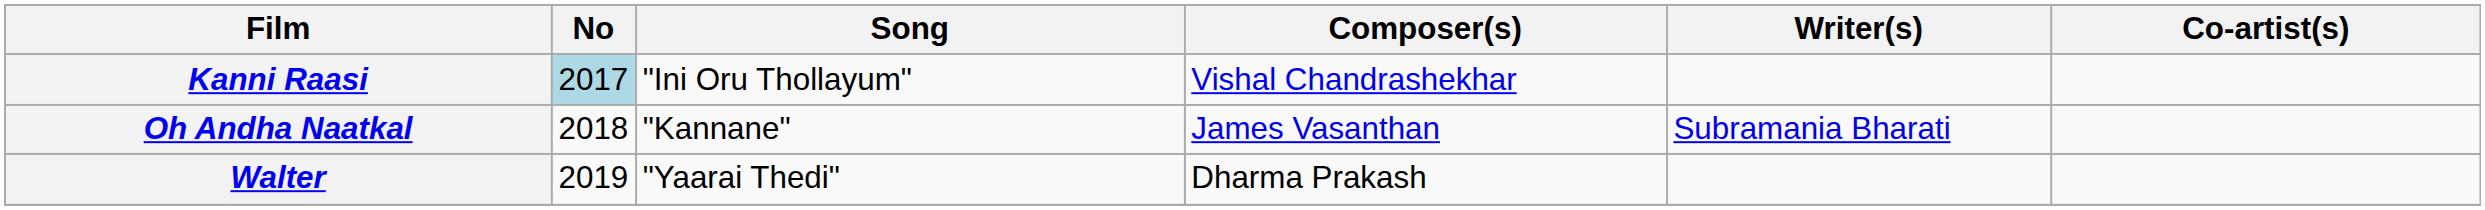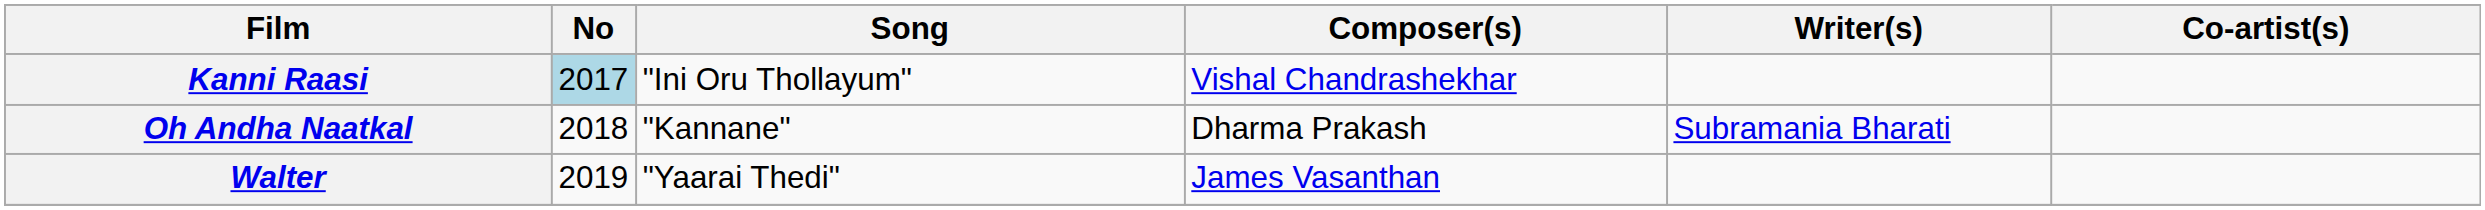(1316, 128) James Vasanthan -> (1309, 128) Dharma Prakash
(1309, 178) Dharma Prakash -> (1316, 178) James Vasanthan
